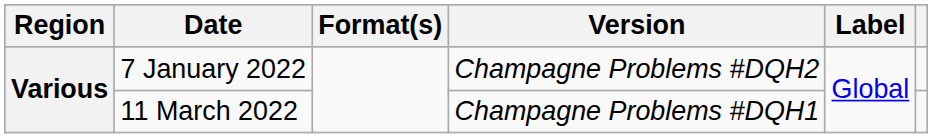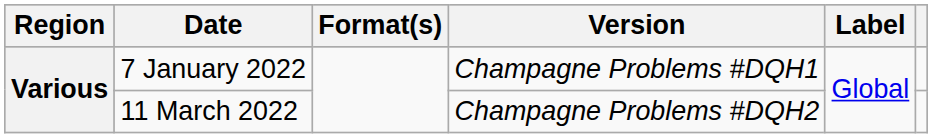(637, 68) Champagne Problems #DQH2 -> (637, 68) Champagne Problems #DQH1
(637, 111) Champagne Problems #DQH1 -> (637, 111) Champagne Problems #DQH2
